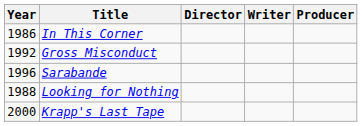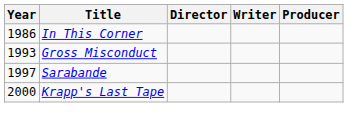(22, 53) 1992 -> (22, 53) 1993
(22, 73) 1996 -> (22, 73) 1997
- row: (110, 92)
